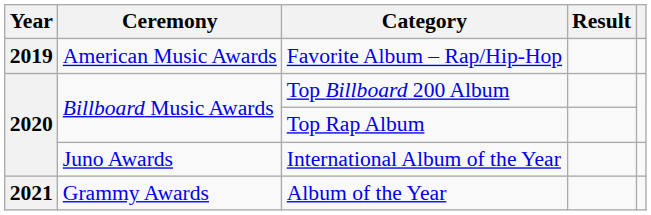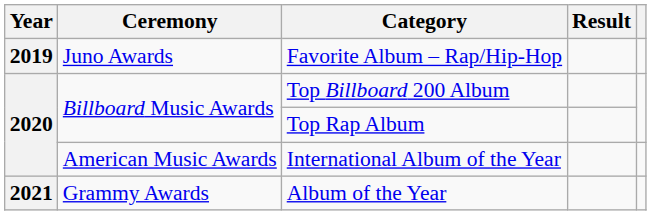(170, 55) American Music Awards -> (118, 55) Juno Awards
(118, 158) Juno Awards -> (170, 158) American Music Awards
